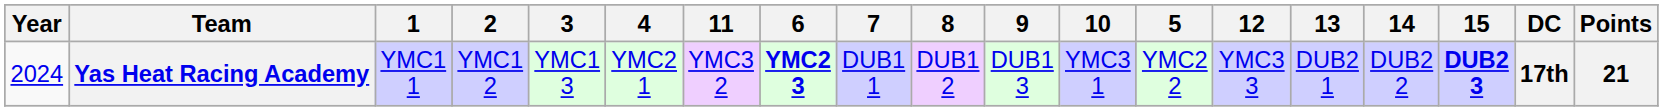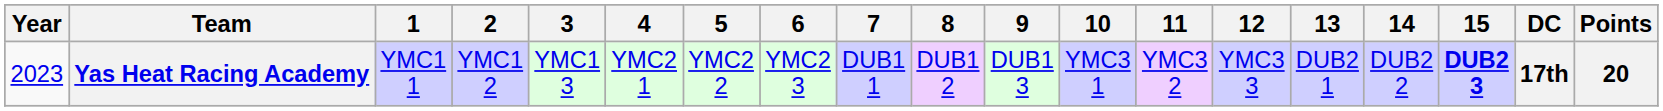columns swapped: (1175, 23) <-> (721, 23)
(37, 73) 2024 -> (37, 73) 2023
(798, 73) bold -> (798, 73) normal
(1616, 73) 21 -> (1616, 73) 20
